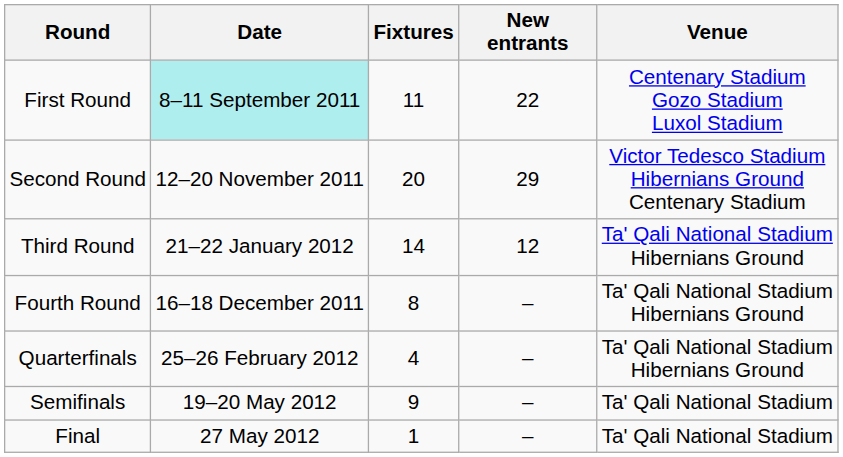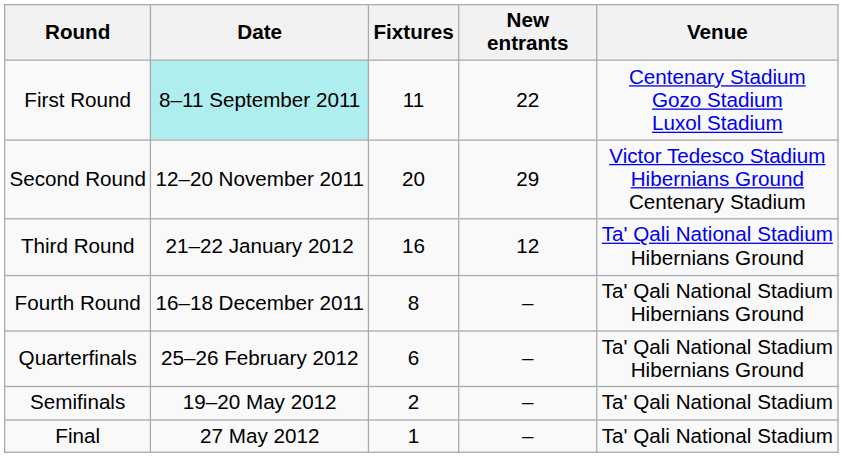(414, 246) 14 -> (414, 246) 16
(414, 358) 4 -> (414, 358) 6
(414, 403) 9 -> (414, 403) 2
